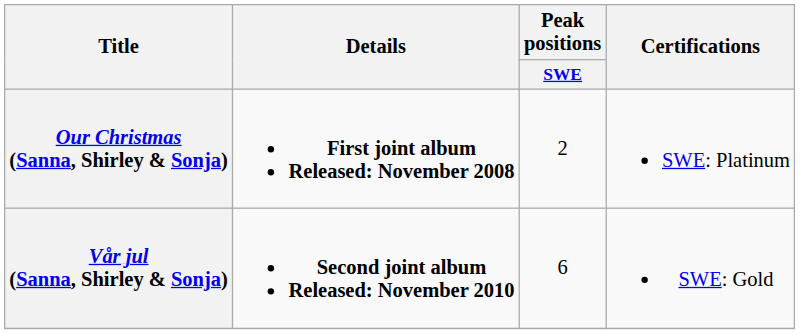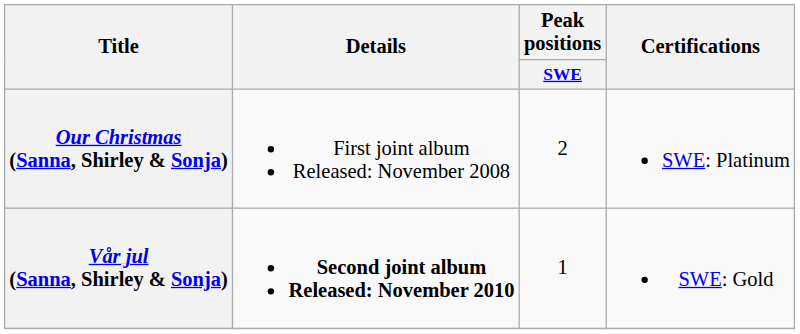(376, 160) bold -> (376, 160) normal
(563, 268) 6 -> (563, 268) 1
